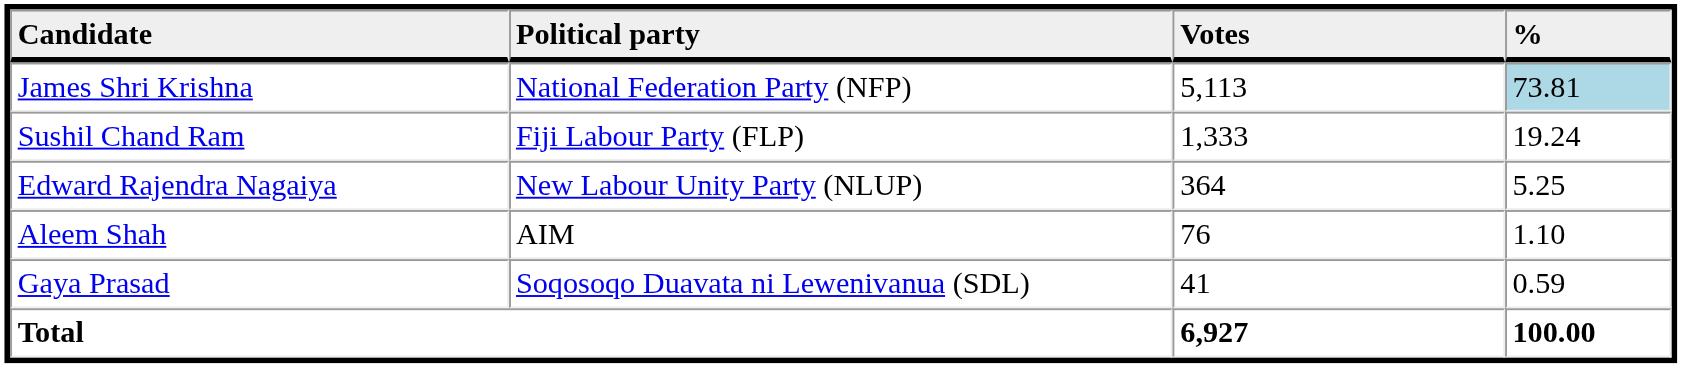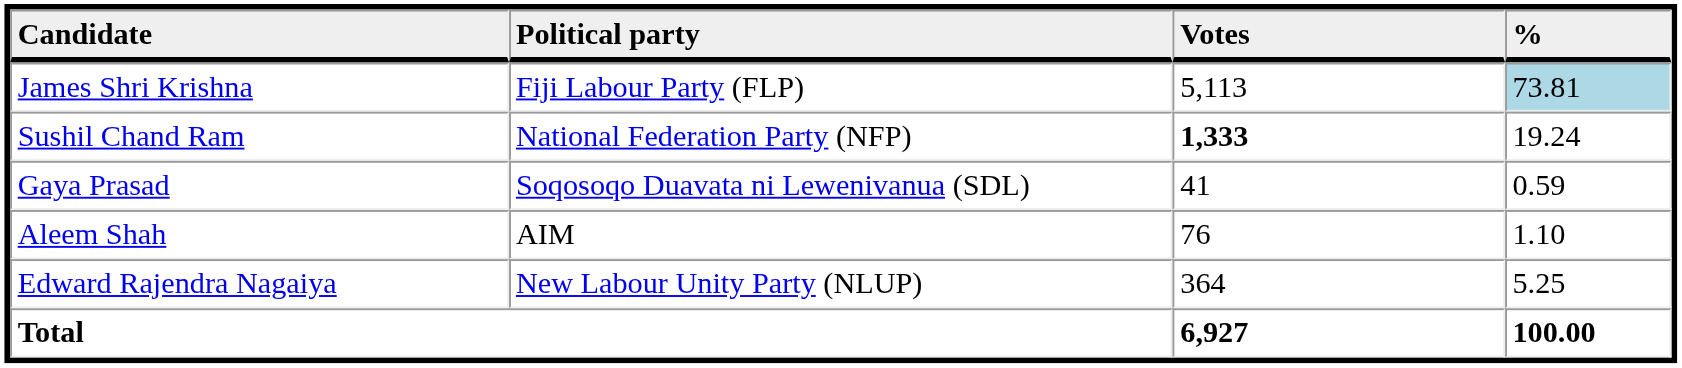(714, 86) National Federation Party (NFP) -> (660, 86) Fiji Labour Party (FLP)
(660, 135) Fiji Labour Party (FLP) -> (714, 135) National Federation Party (NFP)
(1214, 135) normal -> (1214, 135) bold
rows swapped: (177, 184) <-> (94, 283)
